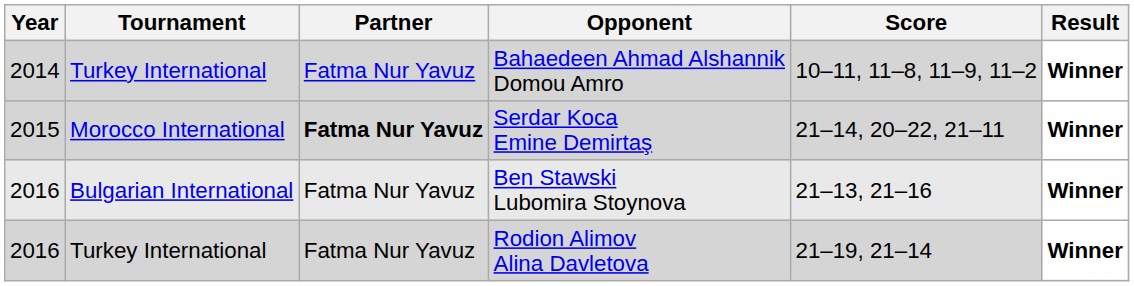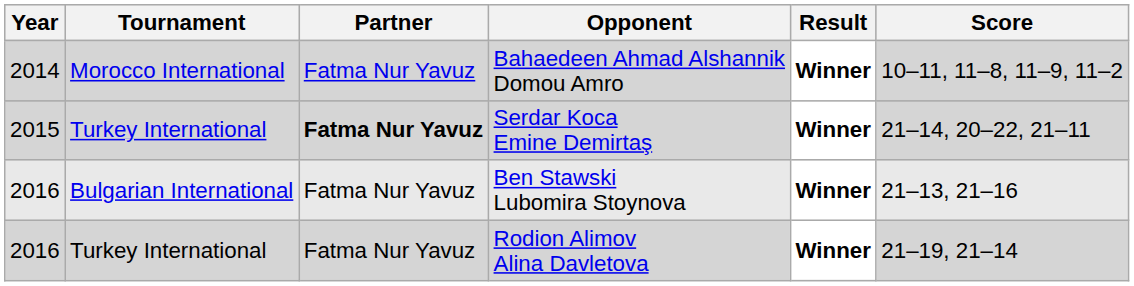columns swapped: (916, 23) <-> (1085, 23)
(168, 70) Turkey International -> (177, 70) Morocco International
(177, 131) Morocco International -> (168, 131) Turkey International
